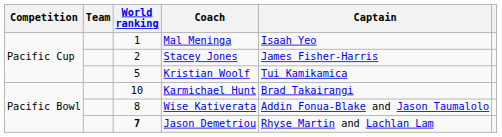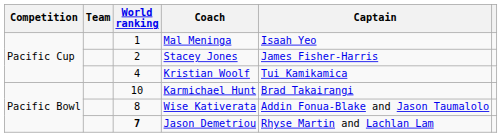(137, 74) 5 -> (137, 74) 4
